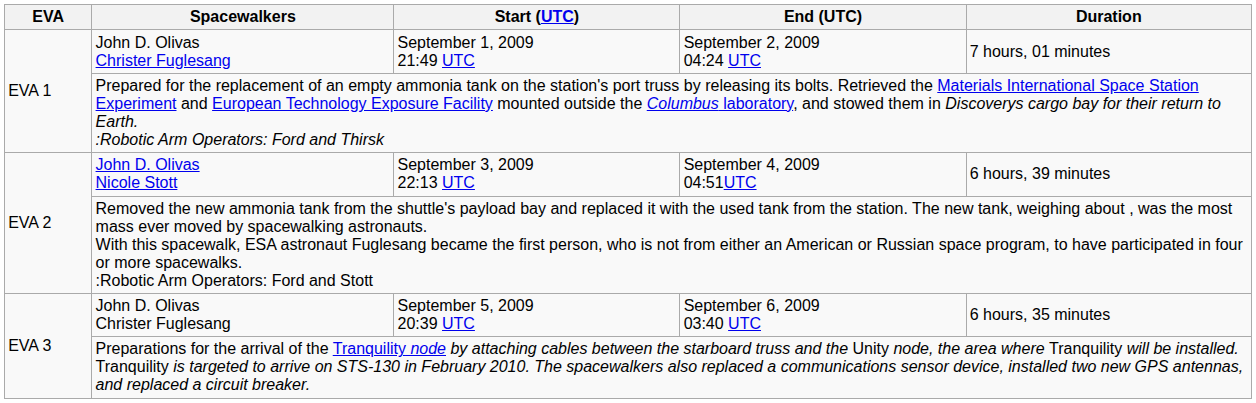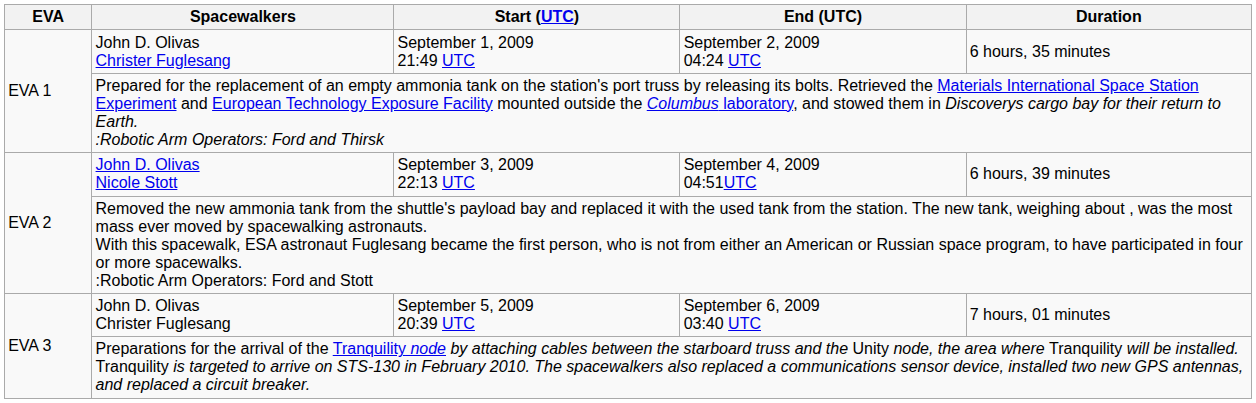(1040, 51) 7 hours, 01 minutes -> (1040, 51) 6 hours, 35 minutes
(1040, 315) 6 hours, 35 minutes -> (1040, 315) 7 hours, 01 minutes
